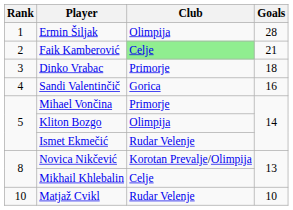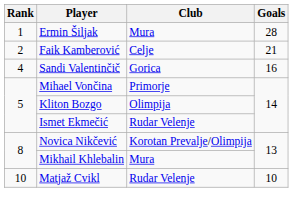(150, 31) Olimpija -> (142, 31) Mura
(141, 50) lightgreen background -> (141, 50) no background
- row: (71, 68)
(141, 178) Celje -> (142, 159) Mura
